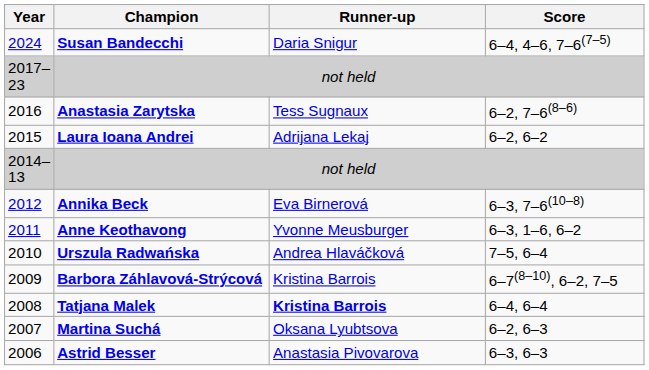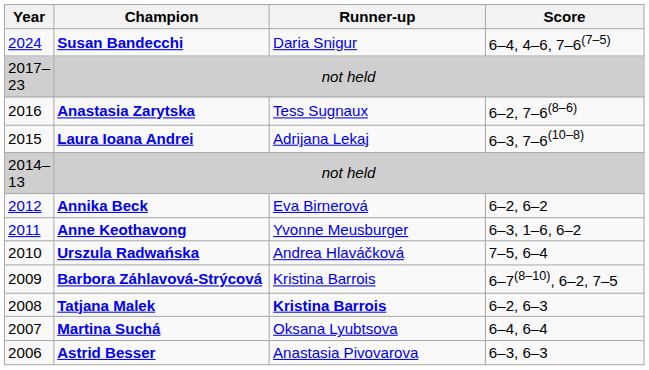(518, 137) 6–2, 6–2 -> (536, 139) 6–3, 7–6(10–8)
(536, 204) 6–3, 7–6(10–8) -> (518, 206) 6–2, 6–2
(518, 305) 6–4, 6–4 -> (518, 305) 6–2, 6–3
(518, 329) 6–2, 6–3 -> (518, 329) 6–4, 6–4
